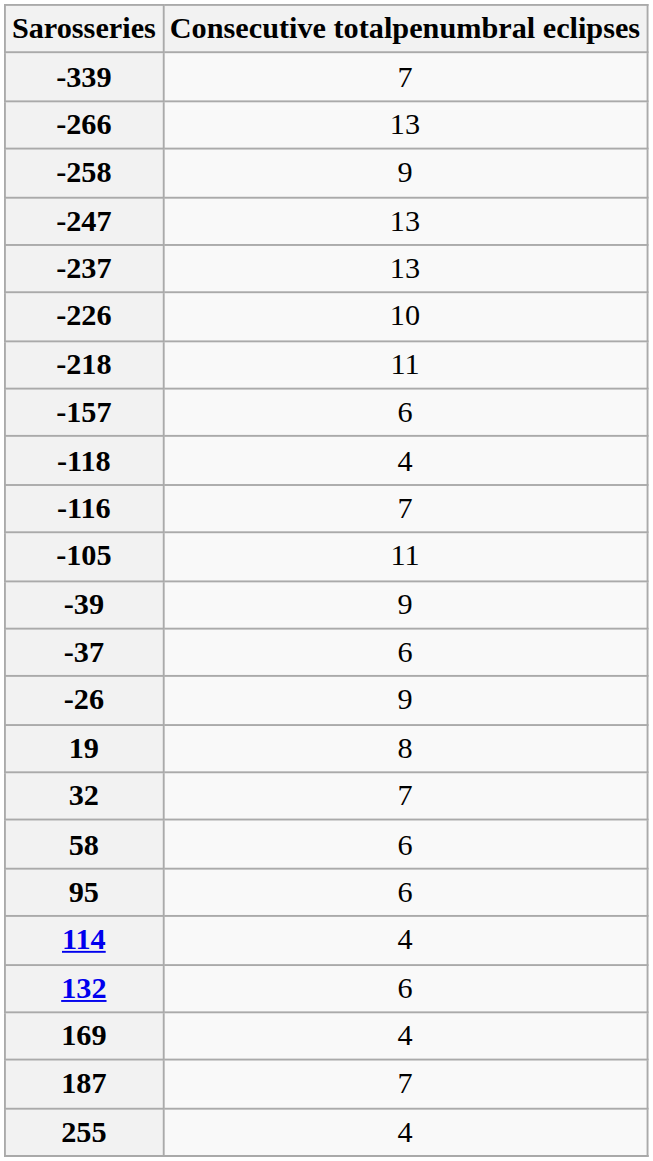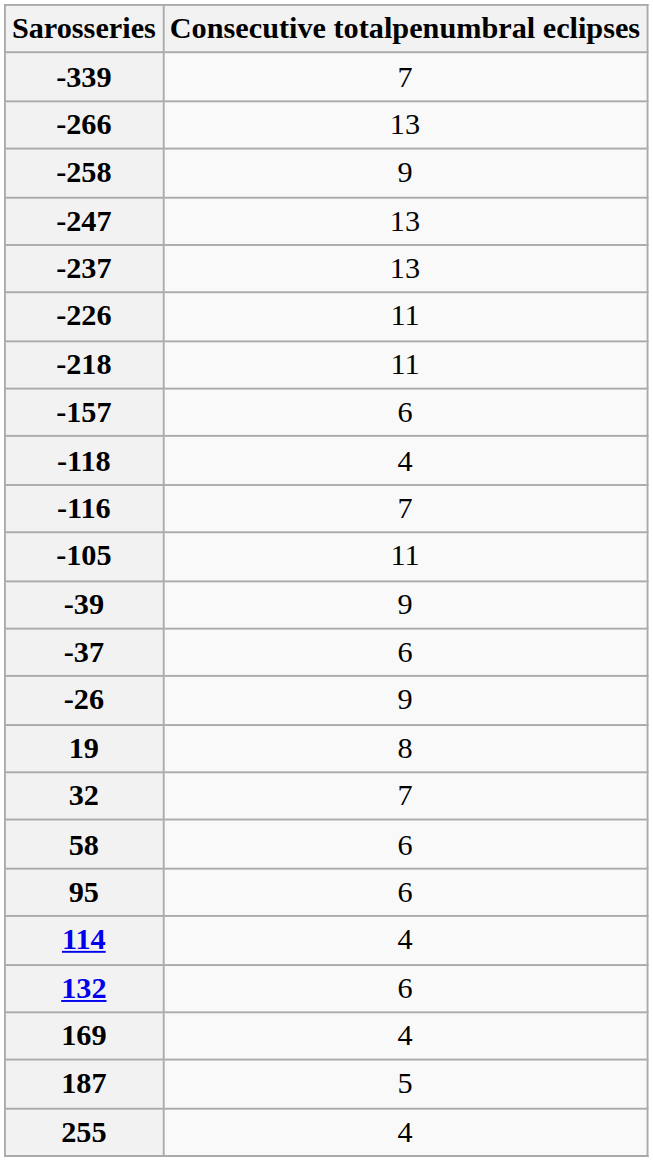(405, 316) 10 -> (405, 316) 11
(405, 1083) 7 -> (405, 1083) 5
